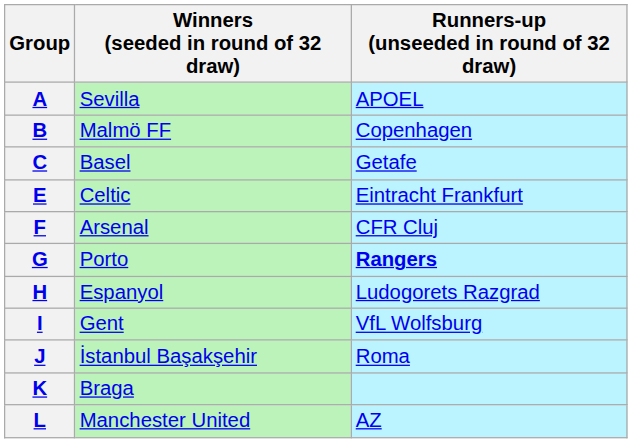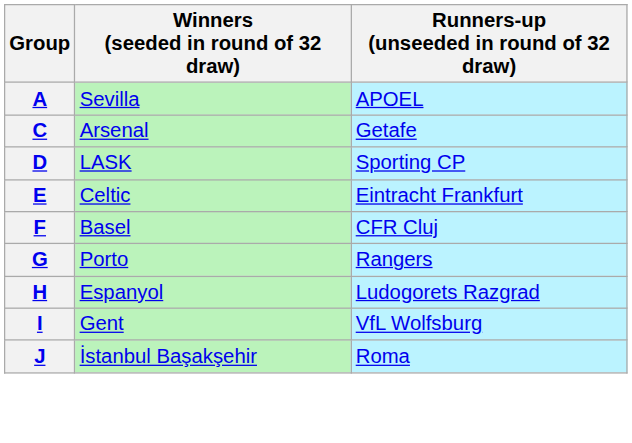- row: (40, 130)
(105, 163) Basel -> (114, 130) Arsenal
+ row: (40, 163)
(114, 227) Arsenal -> (105, 227) Basel
(396, 259) bold -> (394, 259) normal
- row: (40, 388)
- row: (40, 420)
